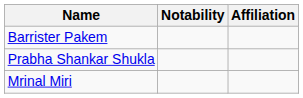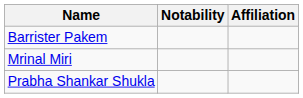rows swapped: (40, 81) <-> (81, 59)
